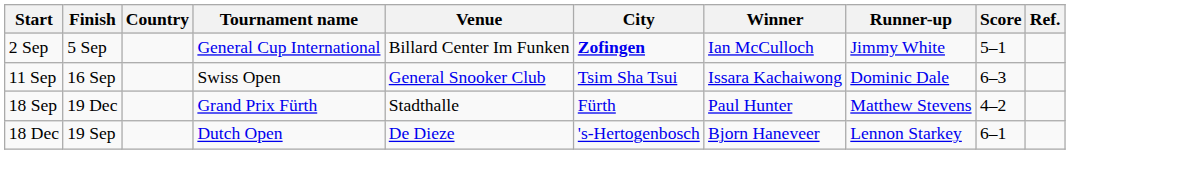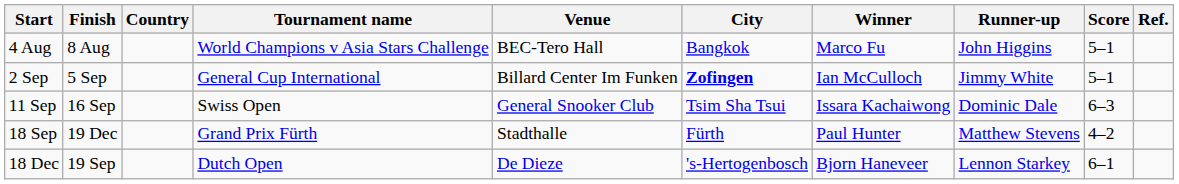+ row: (30, 47)
